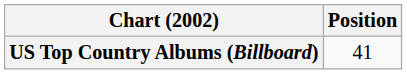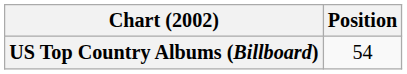(363, 52) 41 -> (363, 52) 54
